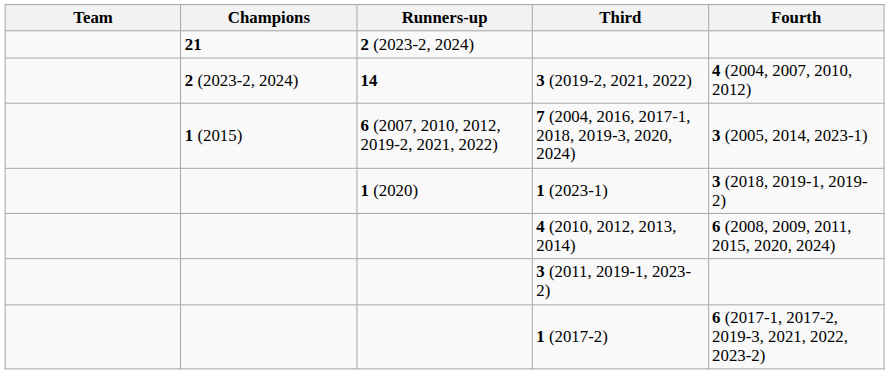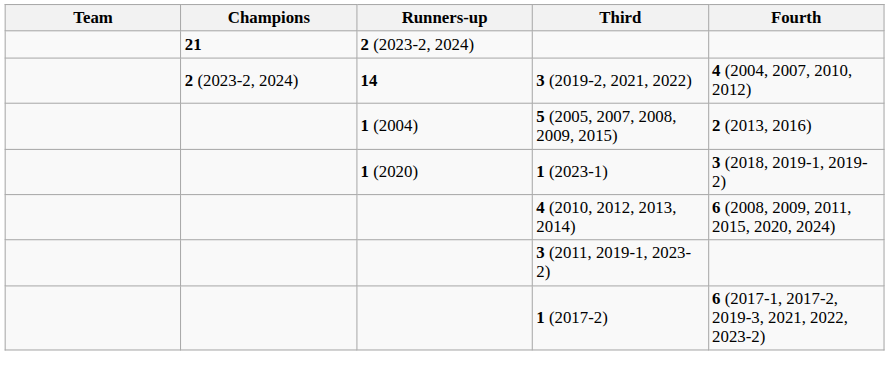- row: (613, 135)
+ row: (606, 126)
